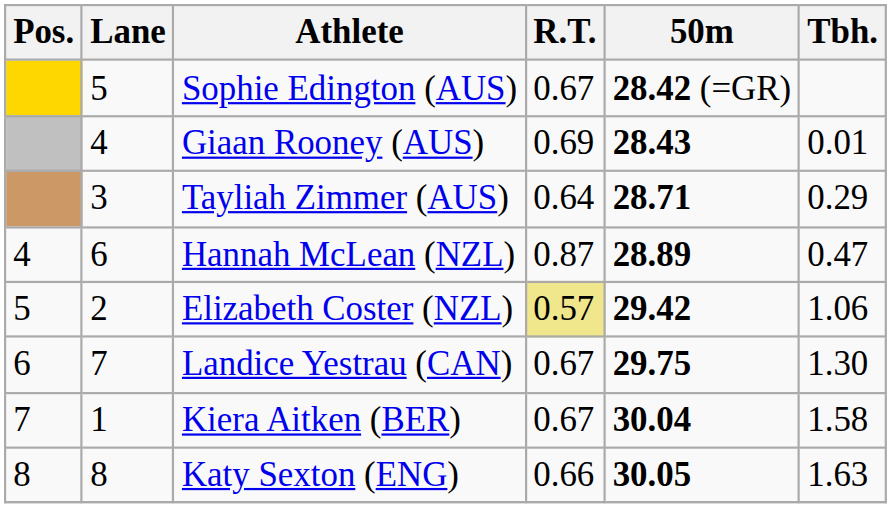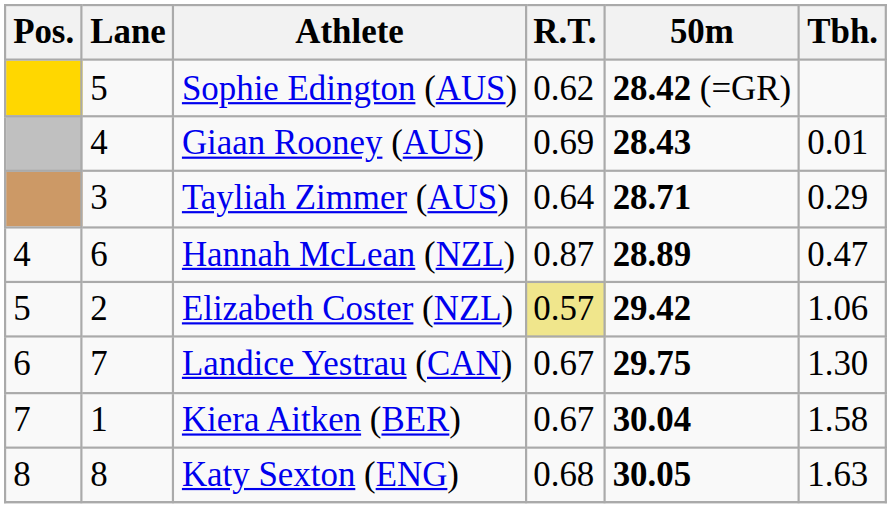(564, 87) 0.67 -> (564, 87) 0.62
(564, 474) 0.66 -> (564, 474) 0.68
